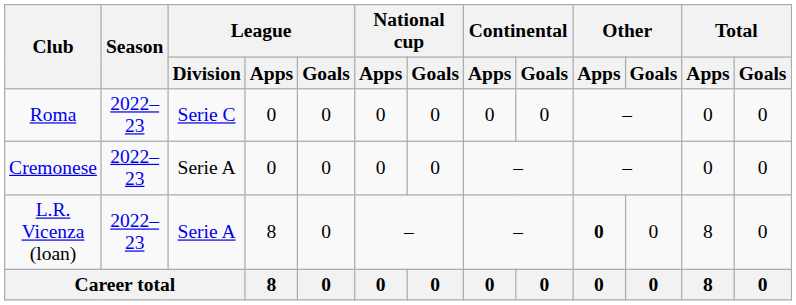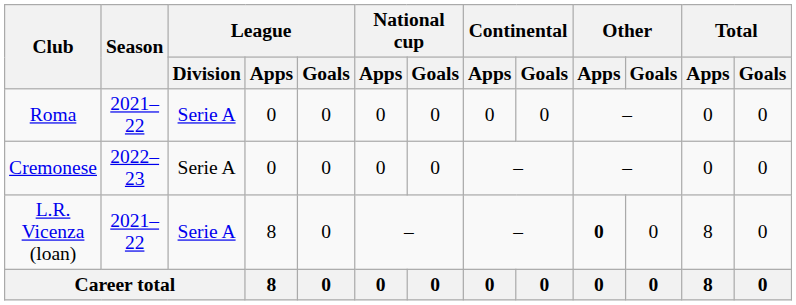(135, 114) 2022–23 -> (135, 114) 2021–22
(207, 114) Serie C -> (207, 114) Serie A
(135, 231) 2022–23 -> (135, 231) 2021–22
